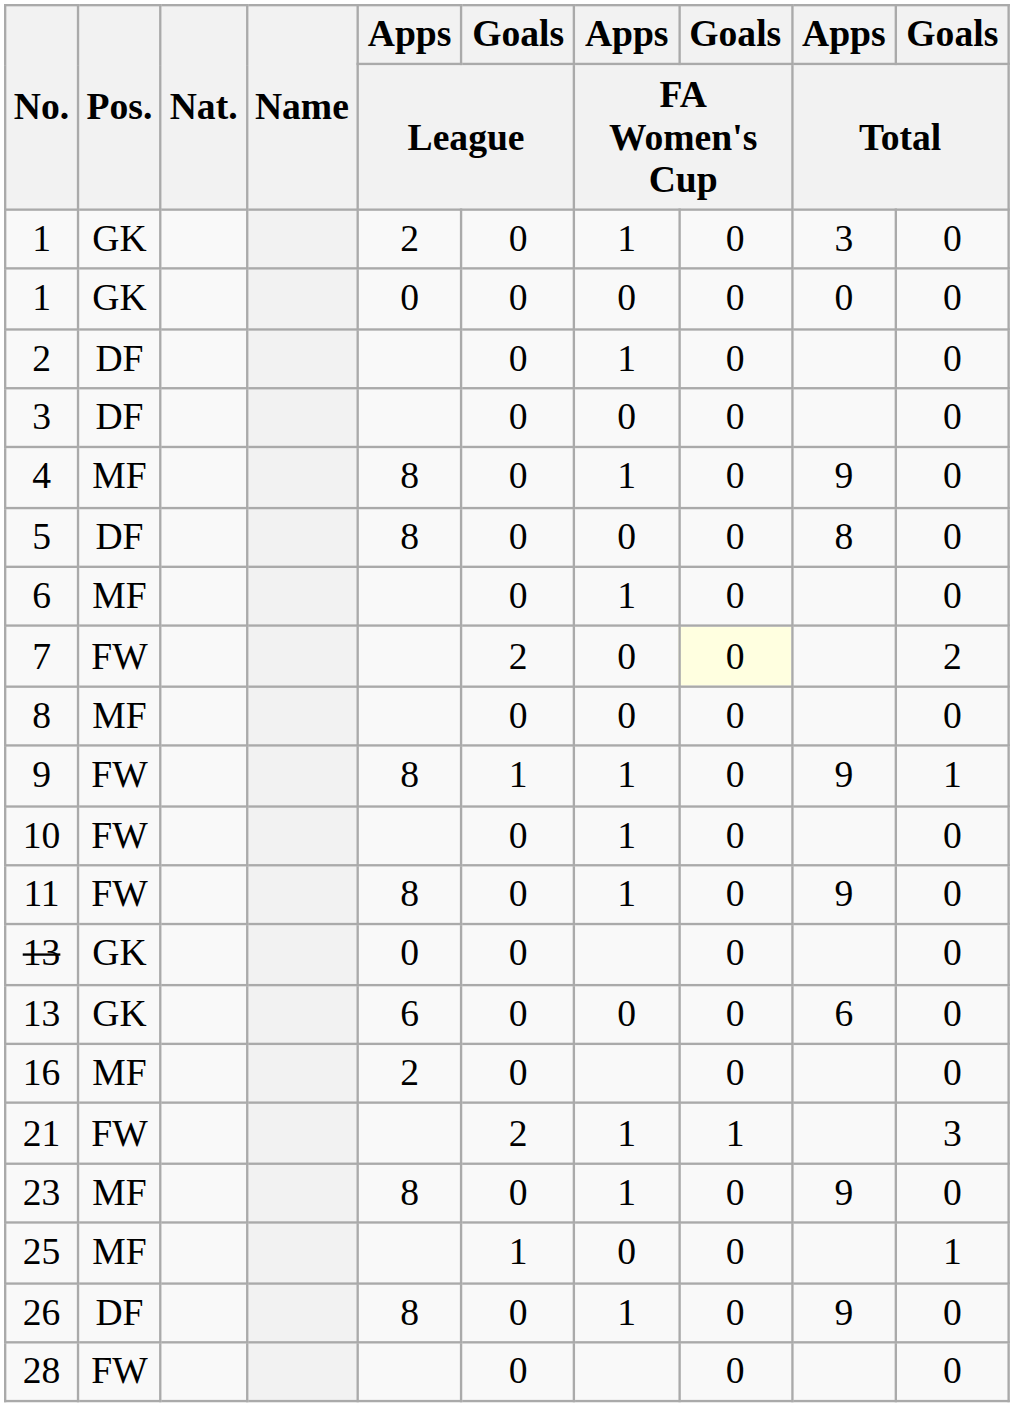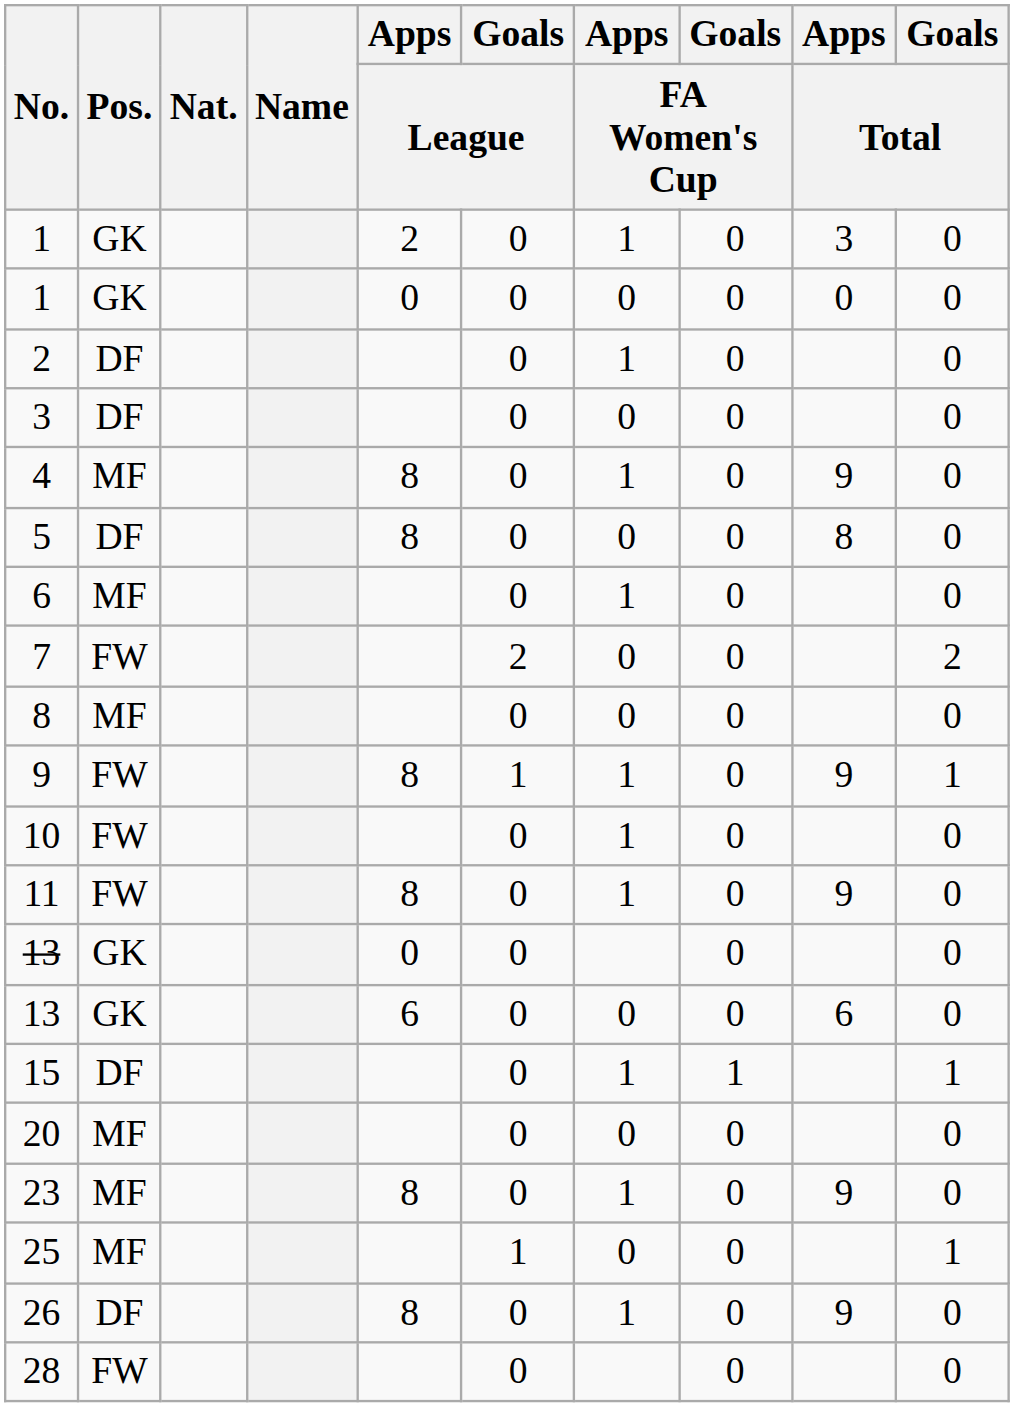(735, 655) lightyellow background -> (735, 655) no background
+ row: (42, 1073)
- row: (42, 1073)
+ row: (42, 1132)
- row: (42, 1132)
